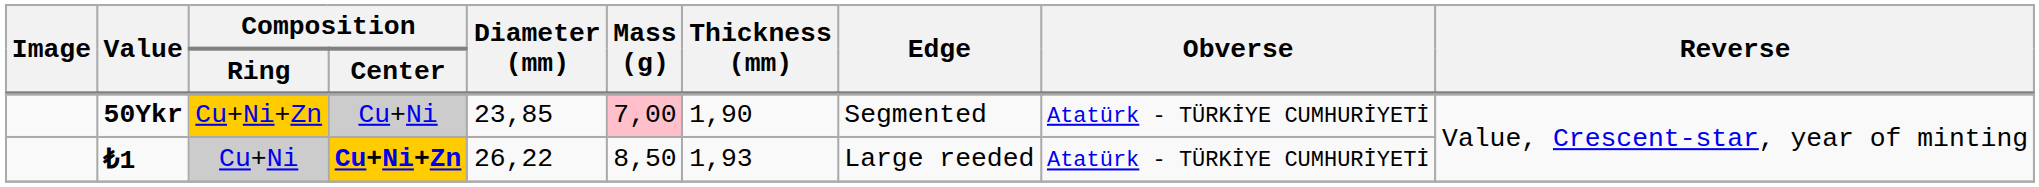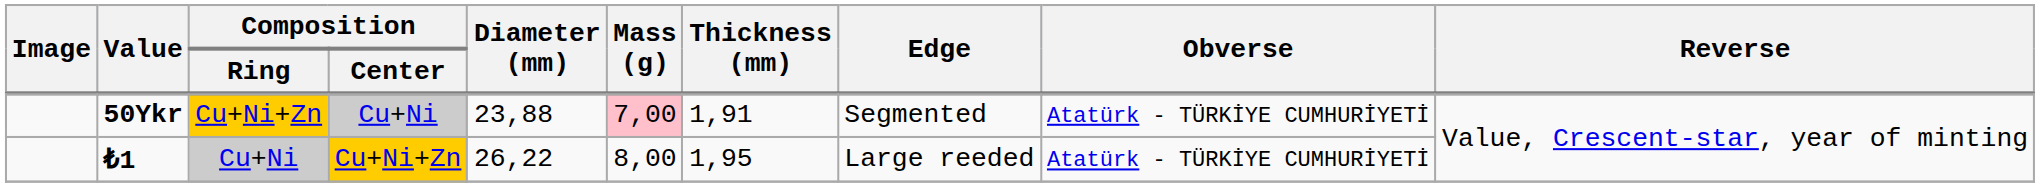(514, 116) 23,85 -> (514, 116) 23,88
(721, 116) 1,90 -> (721, 116) 1,91
(398, 160) bold -> (398, 160) normal
(645, 160) 8,50 -> (645, 160) 8,00
(721, 160) 1,93 -> (721, 160) 1,95
